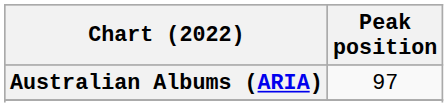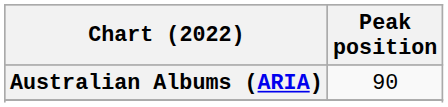(385, 83) 97 -> (385, 83) 90
